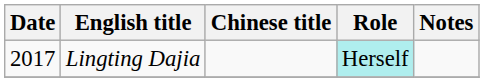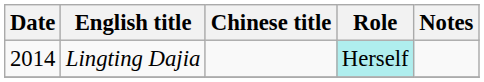(33, 58) 2017 -> (33, 58) 2014
